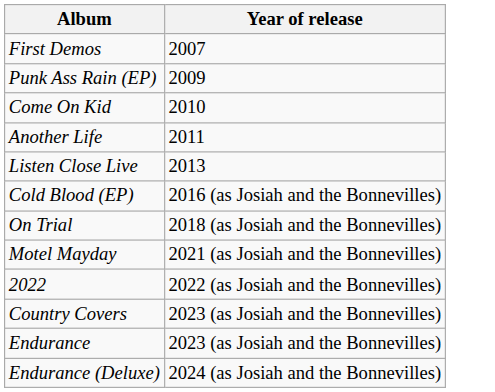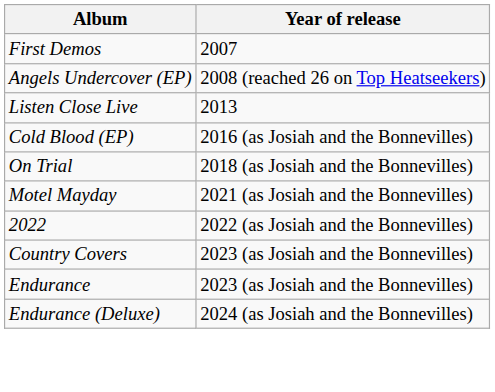+ row: (100, 78)
- row: (83, 78)
- row: (60, 107)
- row: (56, 136)
